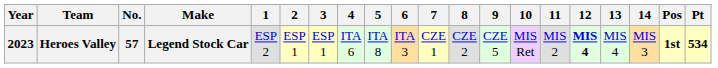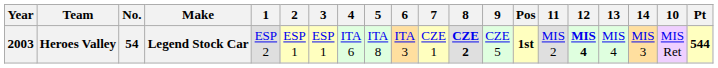columns swapped: (525, 14) <-> (672, 14)
(21, 44) 2023 -> (21, 44) 2003
(132, 44) 57 -> (132, 44) 54
(464, 44) normal -> (466, 44) bold
(698, 44) 534 -> (700, 44) 544
